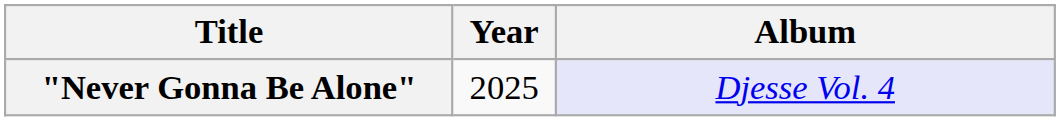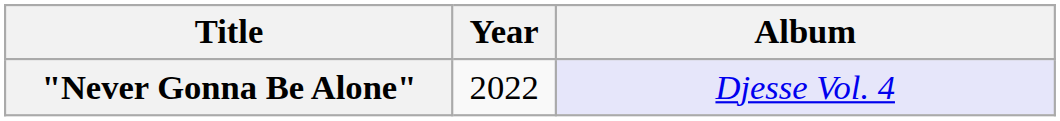(504, 86) 2025 -> (504, 86) 2022
